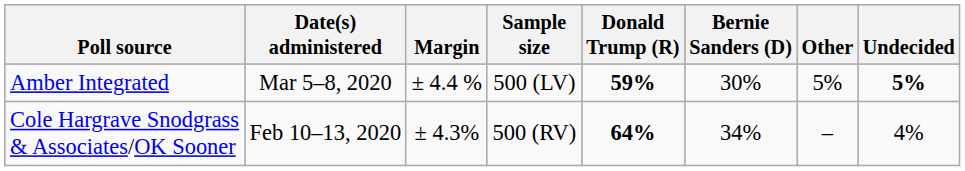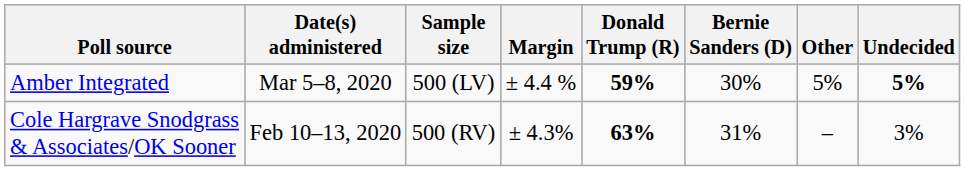columns swapped: (534, 34) <-> (447, 47)
(633, 133) 64% -> (633, 133) 63%
(741, 133) 34% -> (741, 133) 31%
(909, 133) 4% -> (909, 133) 3%
